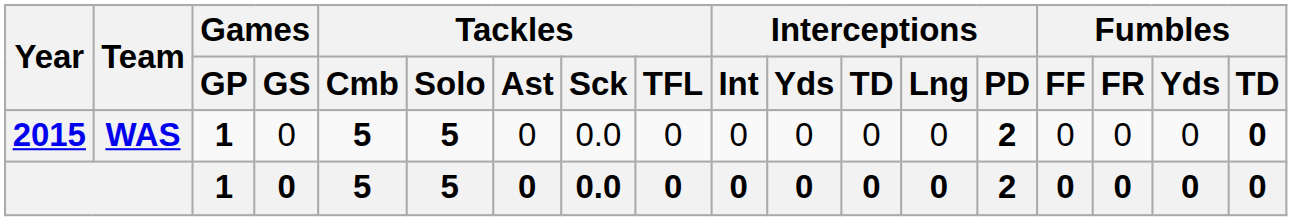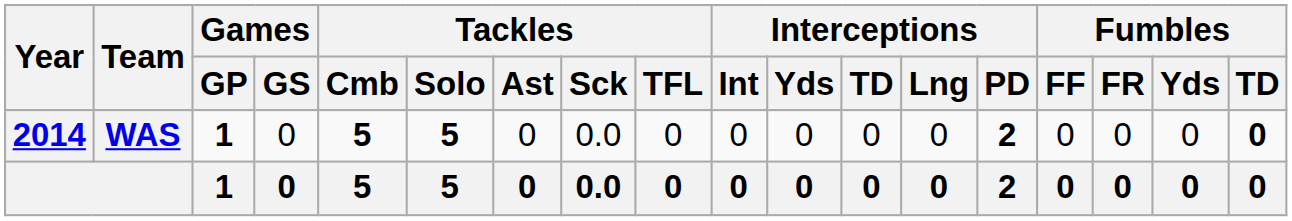(49, 135) 2015 -> (49, 135) 2014
